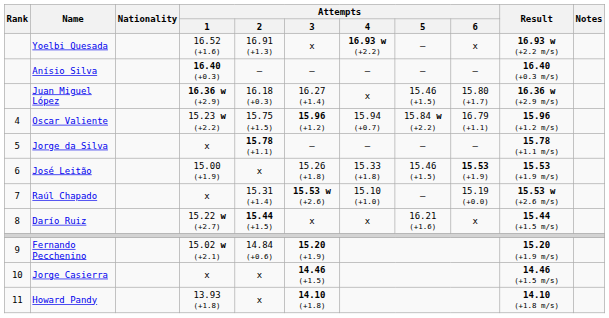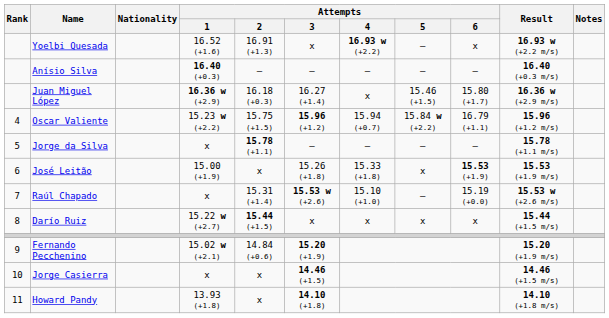(423, 171) 15.46 (+1.5) -> (423, 171) x
(423, 221) 16.21 (+1.6) -> (423, 221) x
